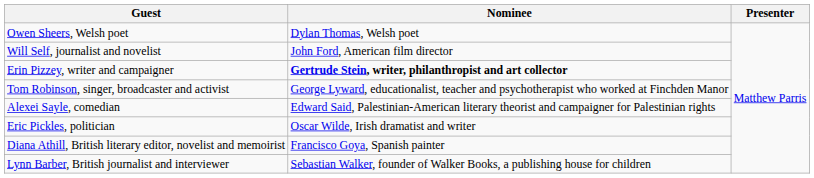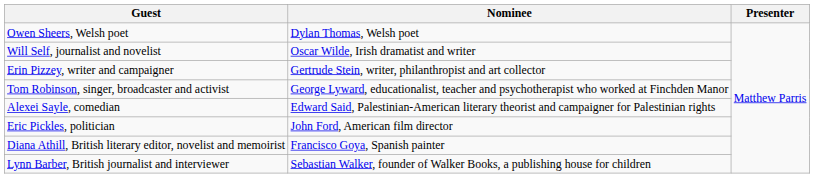(372, 51) John Ford, American film director -> (383, 51) Oscar Wilde, Irish dramatist and writer
(429, 70) bold -> (418, 70) normal
(383, 126) Oscar Wilde, Irish dramatist and writer -> (372, 126) John Ford, American film director
